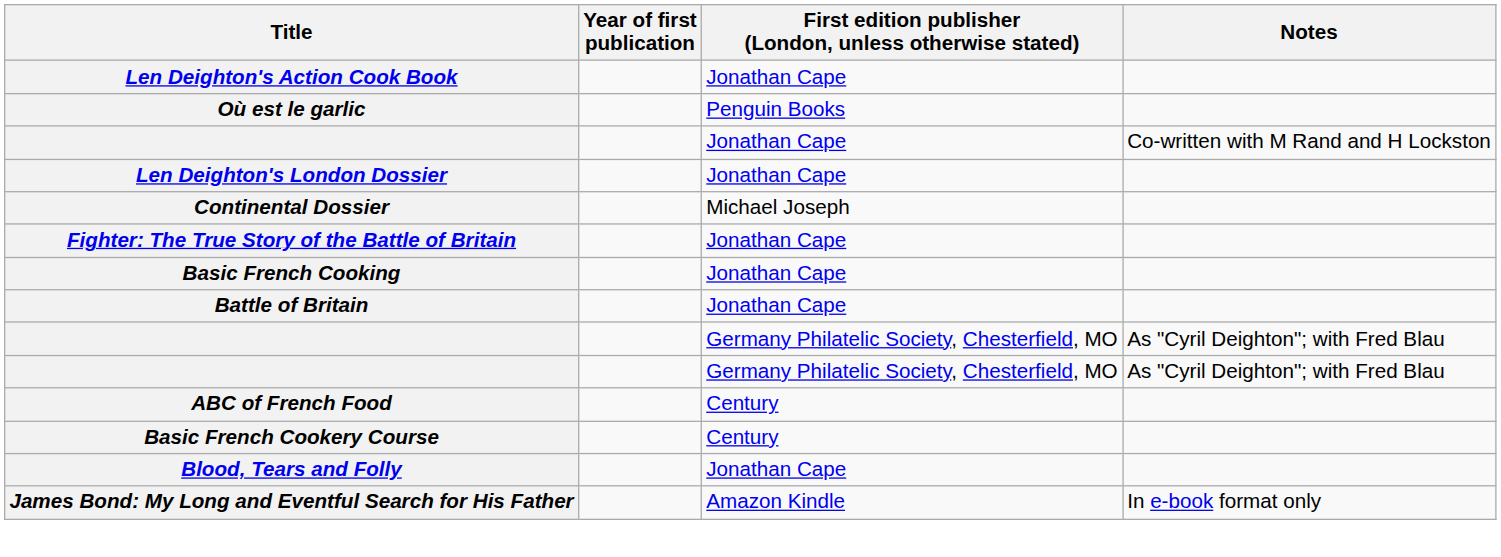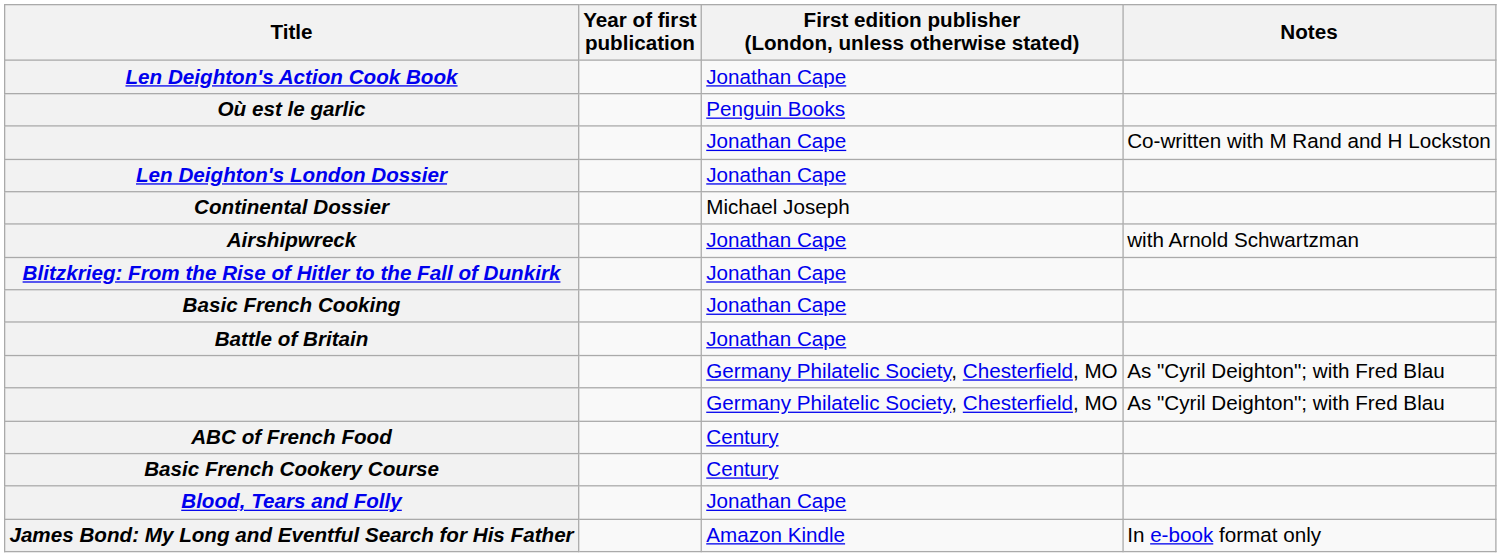- row: (292, 240)
+ row: (292, 240)
+ row: (292, 273)
